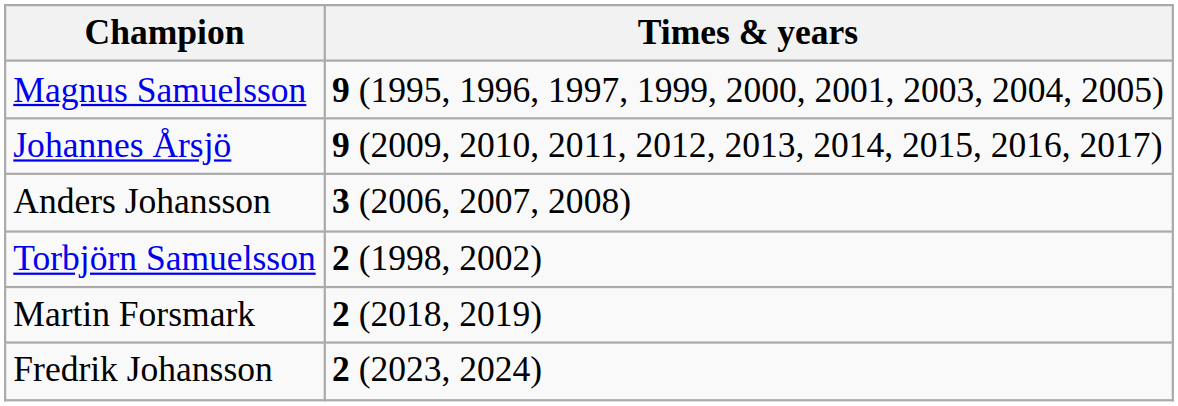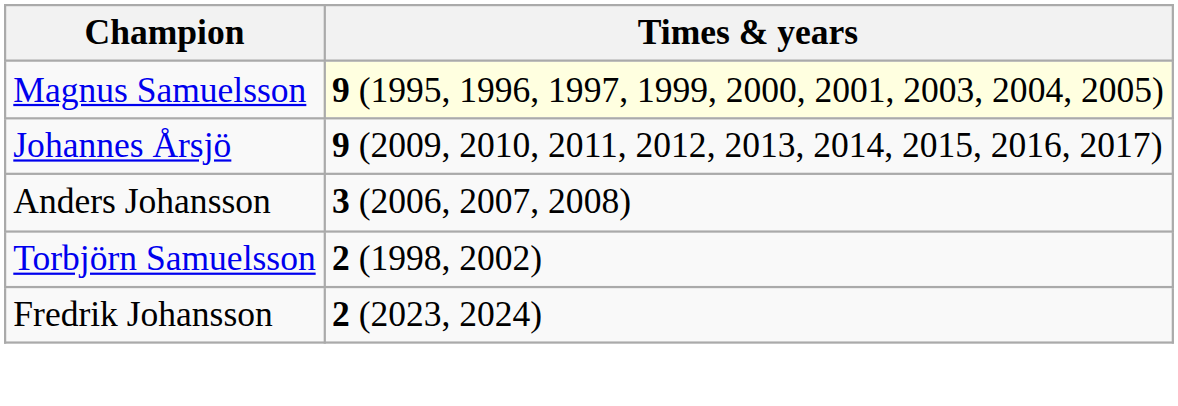(748, 88) no background -> (748, 88) lightyellow background
- row: (134, 314)
